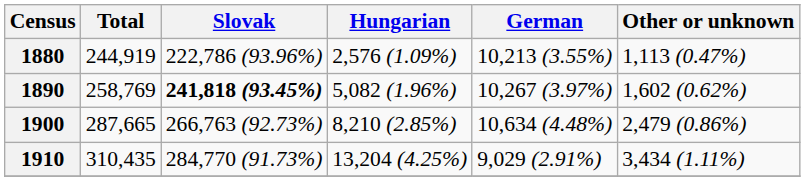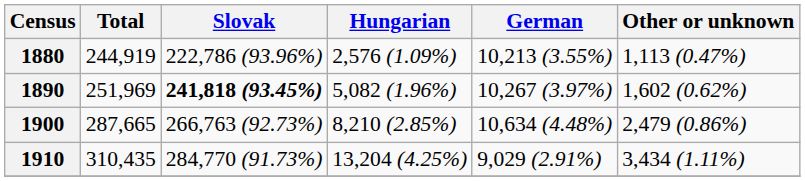(121, 90) 258,769 -> (121, 90) 251,969
